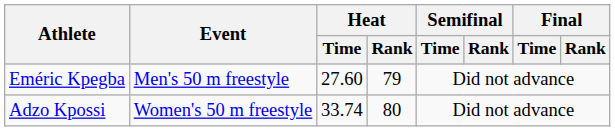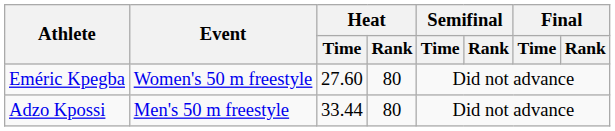(211, 79) Men's 50 m freestyle -> (223, 79) Women's 50 m freestyle
(392, 79) 79 -> (392, 79) 80
(223, 110) Women's 50 m freestyle -> (211, 110) Men's 50 m freestyle
(342, 110) 33.74 -> (342, 110) 33.44
